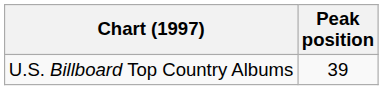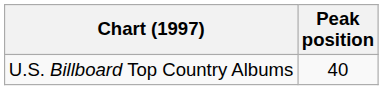(338, 69) 39 -> (338, 69) 40
